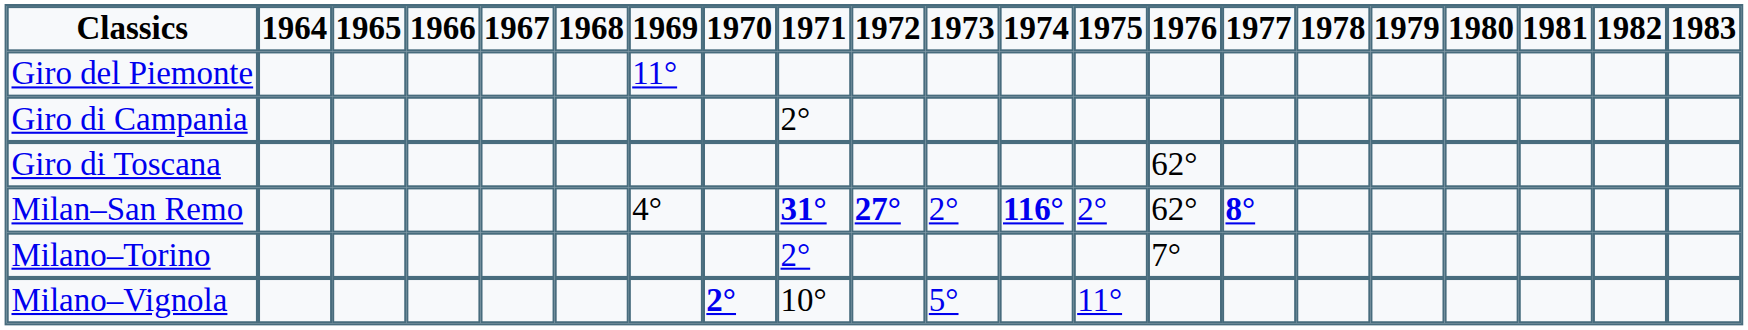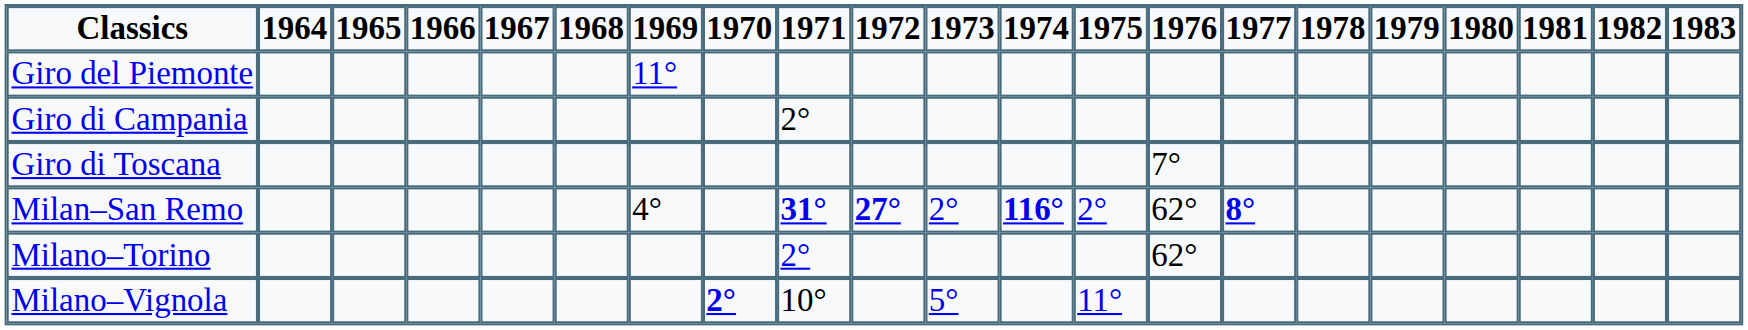(1174, 164) 62° -> (1166, 164) 7°
(1166, 254) 7° -> (1174, 254) 62°
